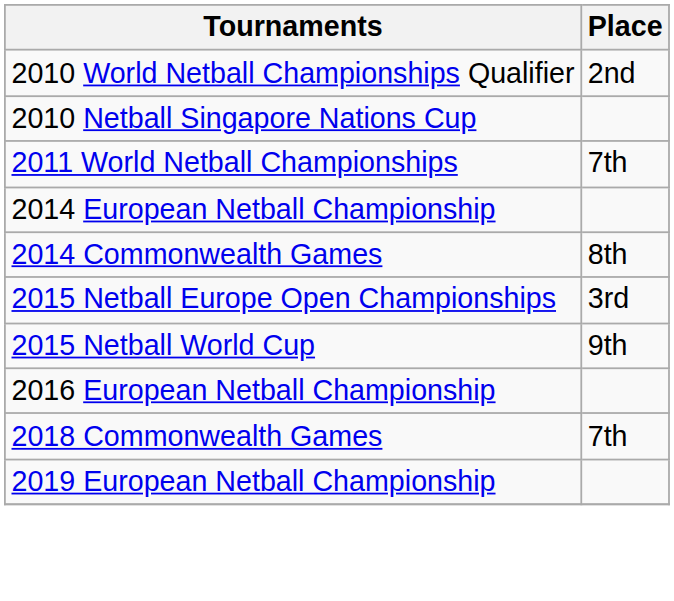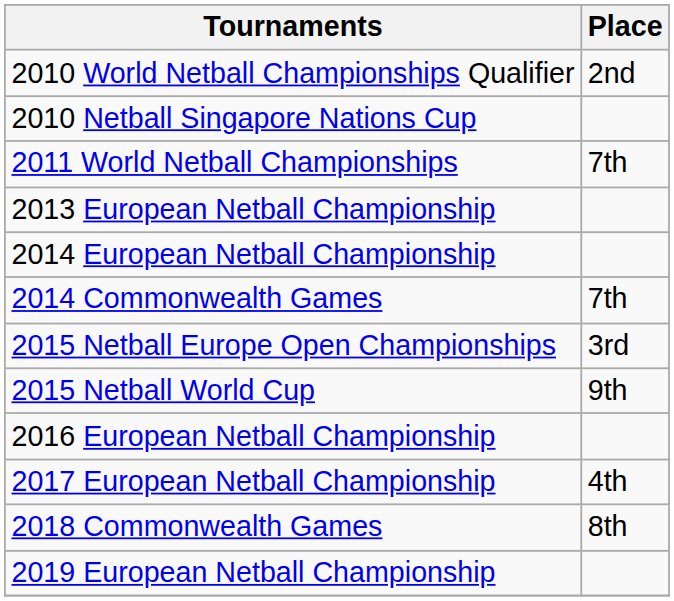+ row: (254, 208)
(608, 254) 8th -> (608, 299) 7th
+ row: (254, 481)
(608, 436) 7th -> (608, 526) 8th
